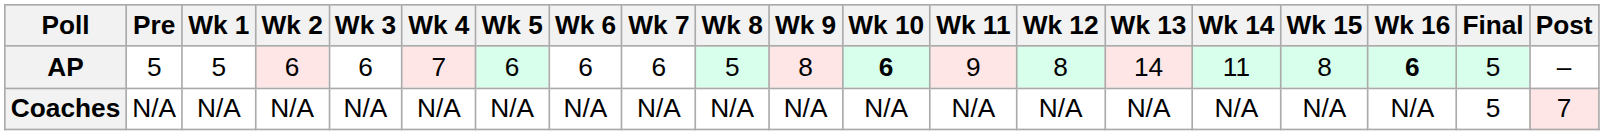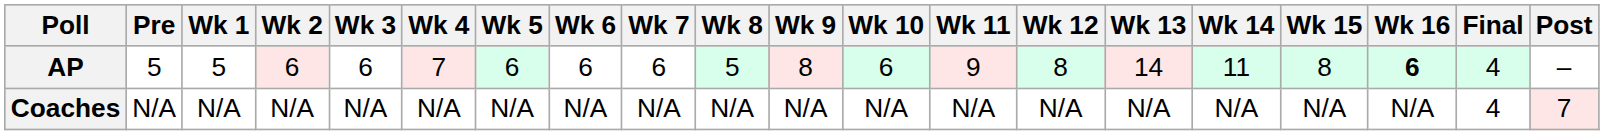(886, 66) bold -> (886, 66) normal
(1493, 66) 5 -> (1493, 66) 4
(1493, 108) 5 -> (1493, 108) 4
